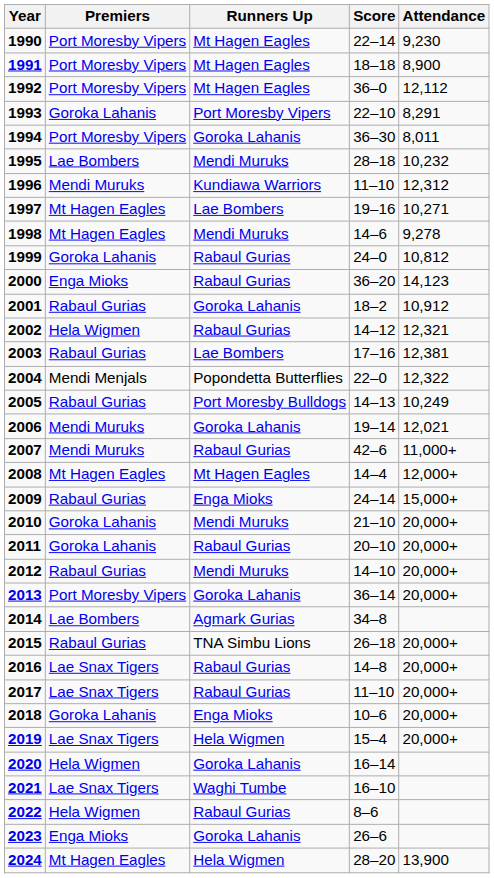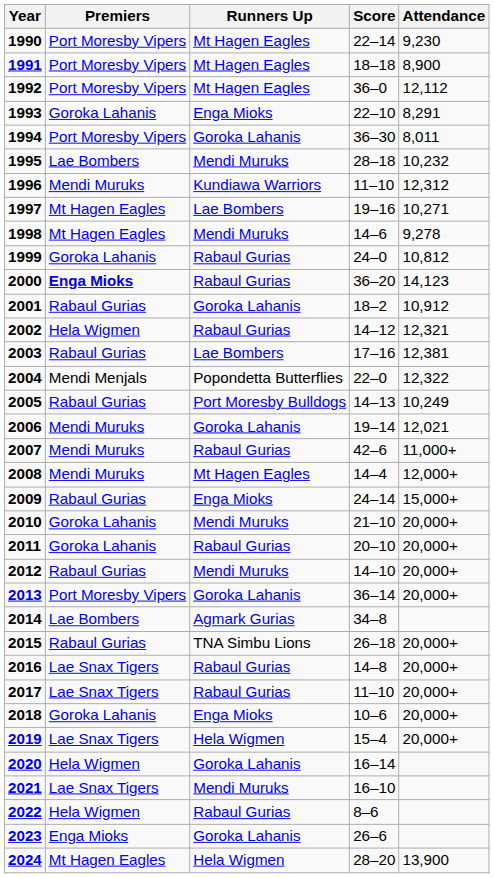(262, 112) Port Moresby Vipers -> (233, 112) Enga Mioks
(89, 281) normal -> (91, 281) bold
(107, 474) Mt Hagen Eagles -> (97, 474) Mendi Muruks
(240, 787) Waghi Tumbe -> (241, 787) Mendi Muruks
